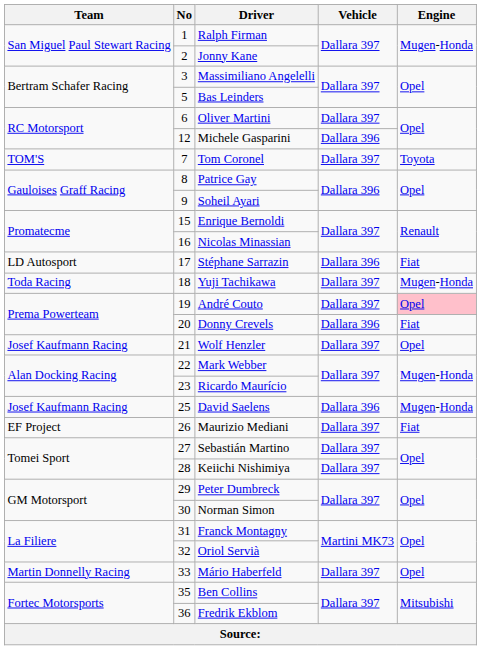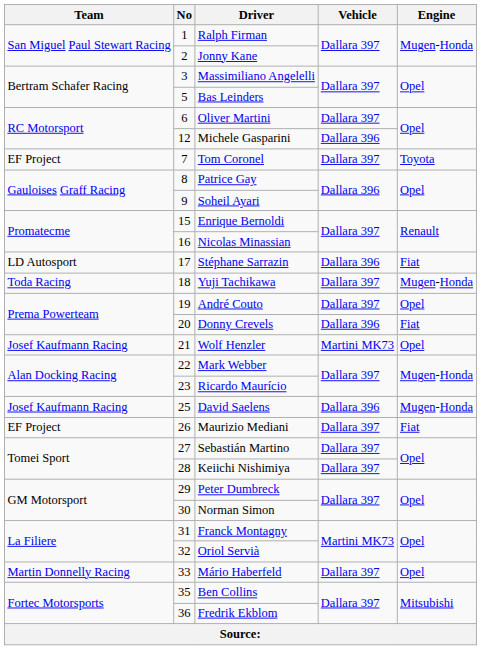(26, 158) TOM'S -> (34, 158) EF Project
(412, 303) pink background -> (412, 303) no background
(350, 344) Dallara 397 -> (357, 344) Martini MK73
